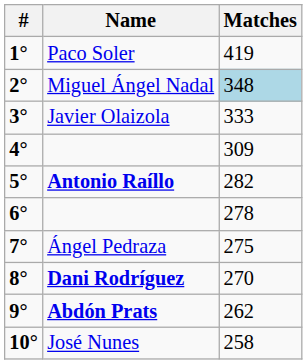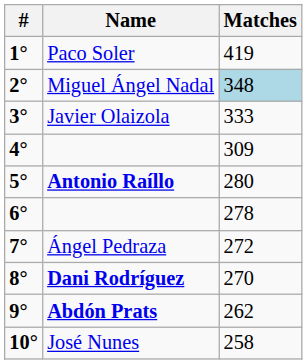(239, 181) 282 -> (239, 181) 280
(239, 246) 275 -> (239, 246) 272
